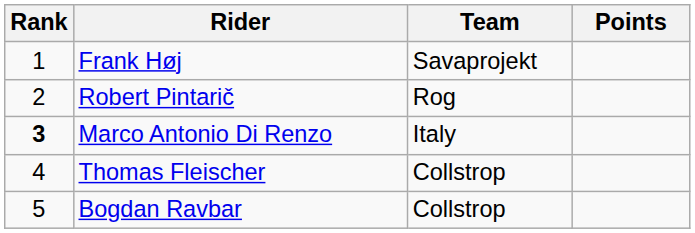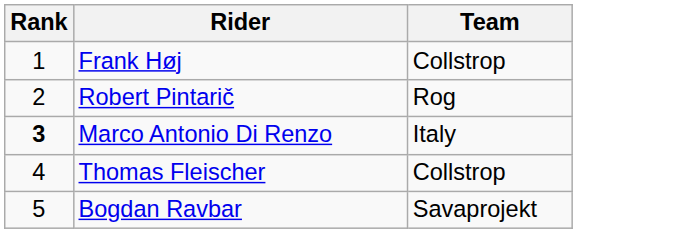- column: (631, 23)
(475, 60) Savaprojekt -> (459, 60) Collstrop
(459, 209) Collstrop -> (475, 209) Savaprojekt
